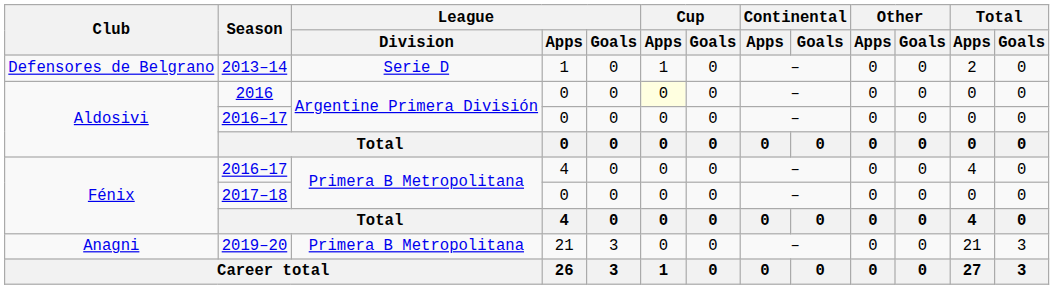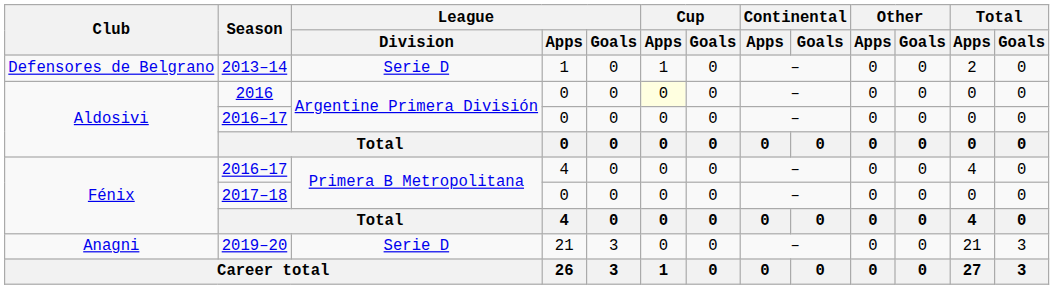(416, 246) Primera B Metropolitana -> (416, 246) Serie D
